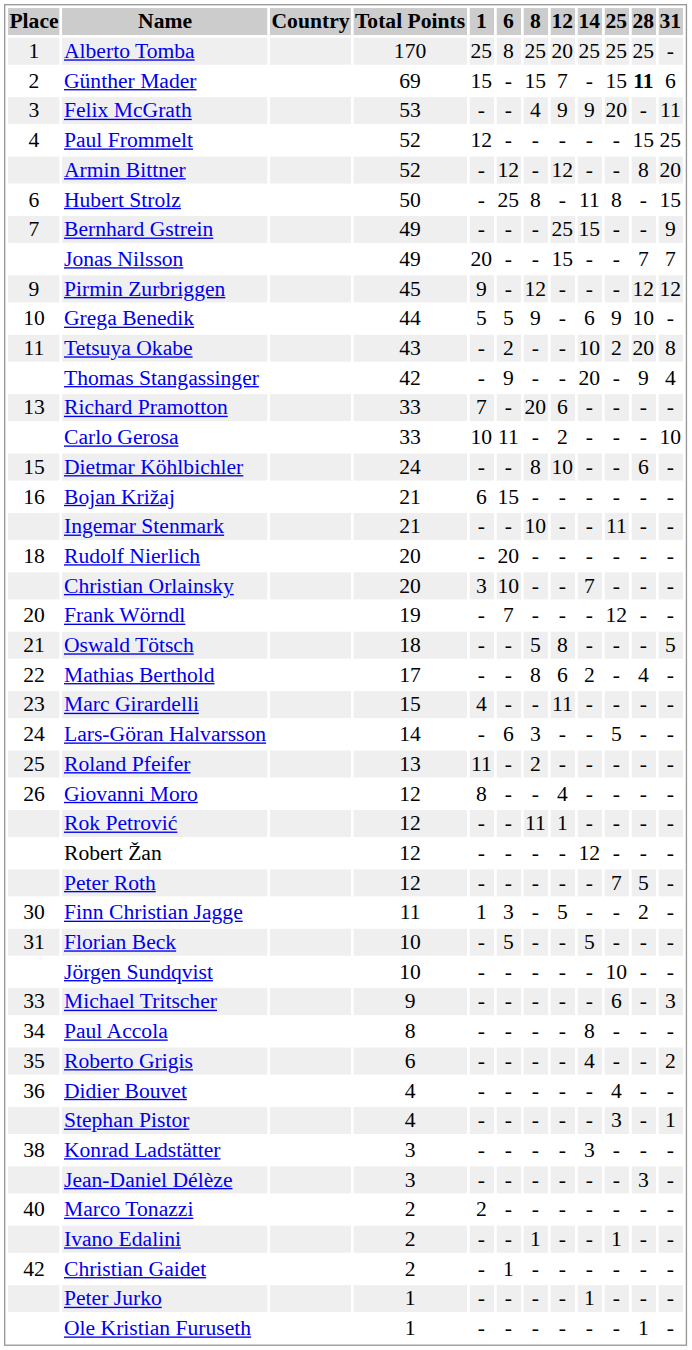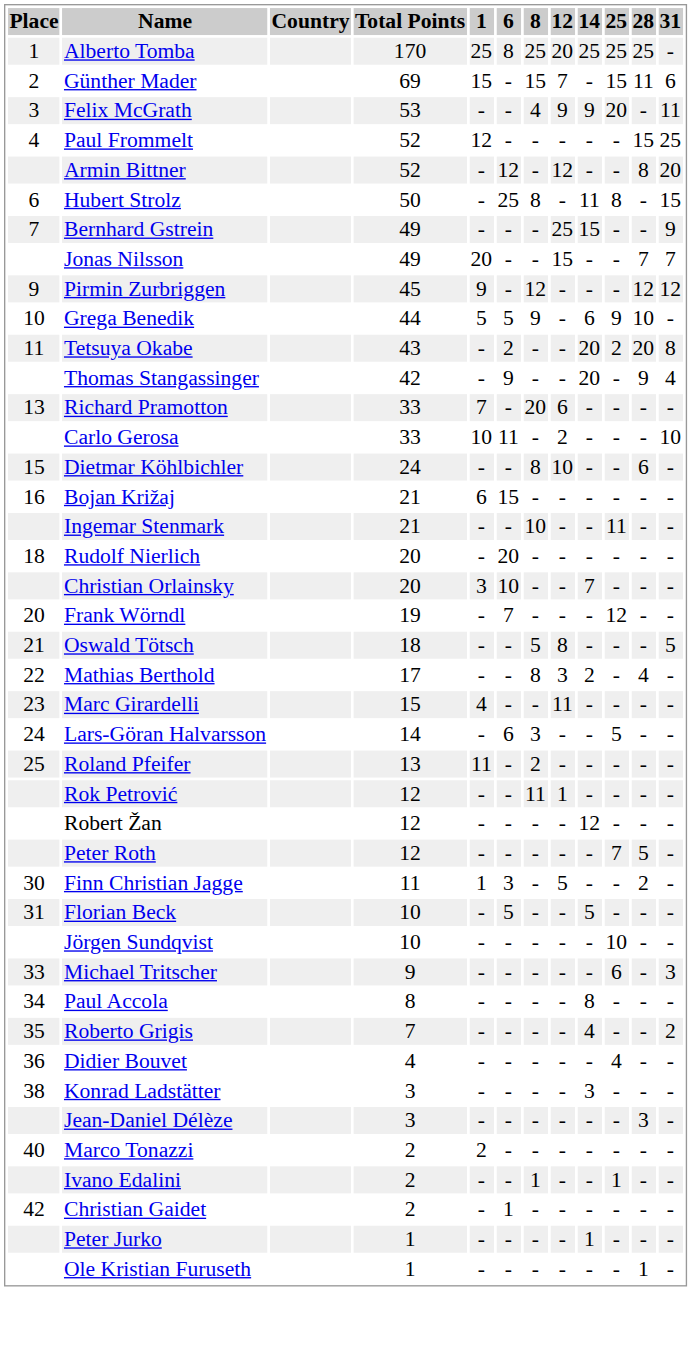(643, 80) bold -> (643, 80) normal
(589, 348) 10 -> (589, 348) 20
(562, 674) 6 -> (562, 674) 3
- row: (131, 793)
(410, 1060) 6 -> (410, 1031) 7
- row: (127, 1120)
